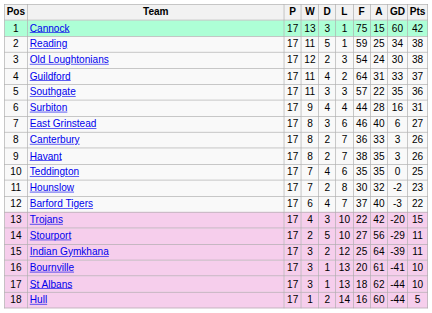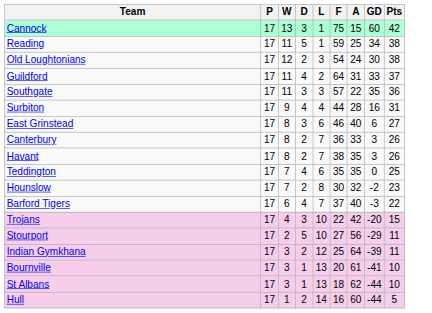- column: (16, 12)
